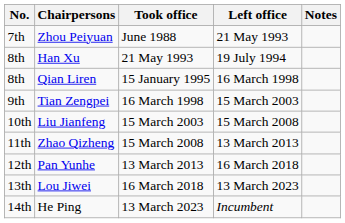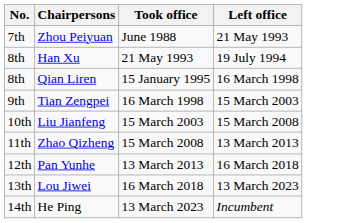- column: (321, 15)
